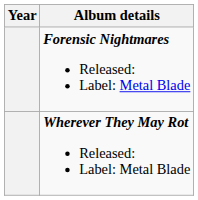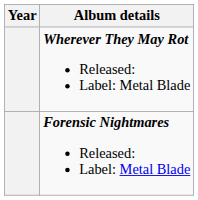rows swapped: (117, 62) <-> (117, 146)
